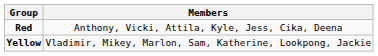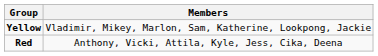rows swapped: (24, 43) <-> (24, 28)
